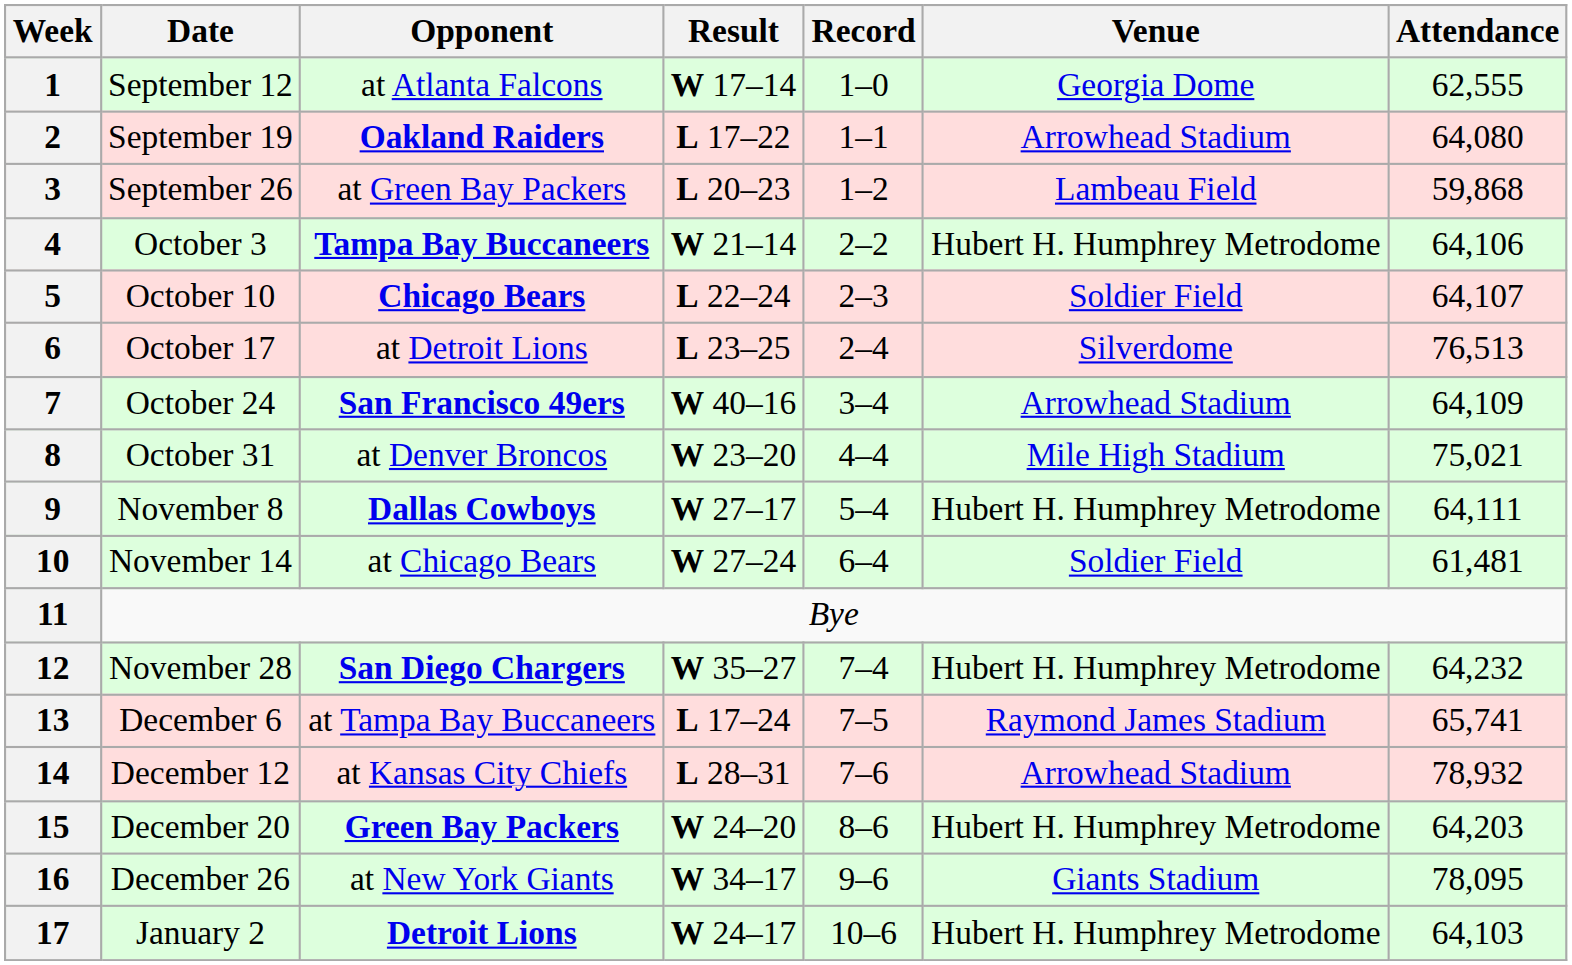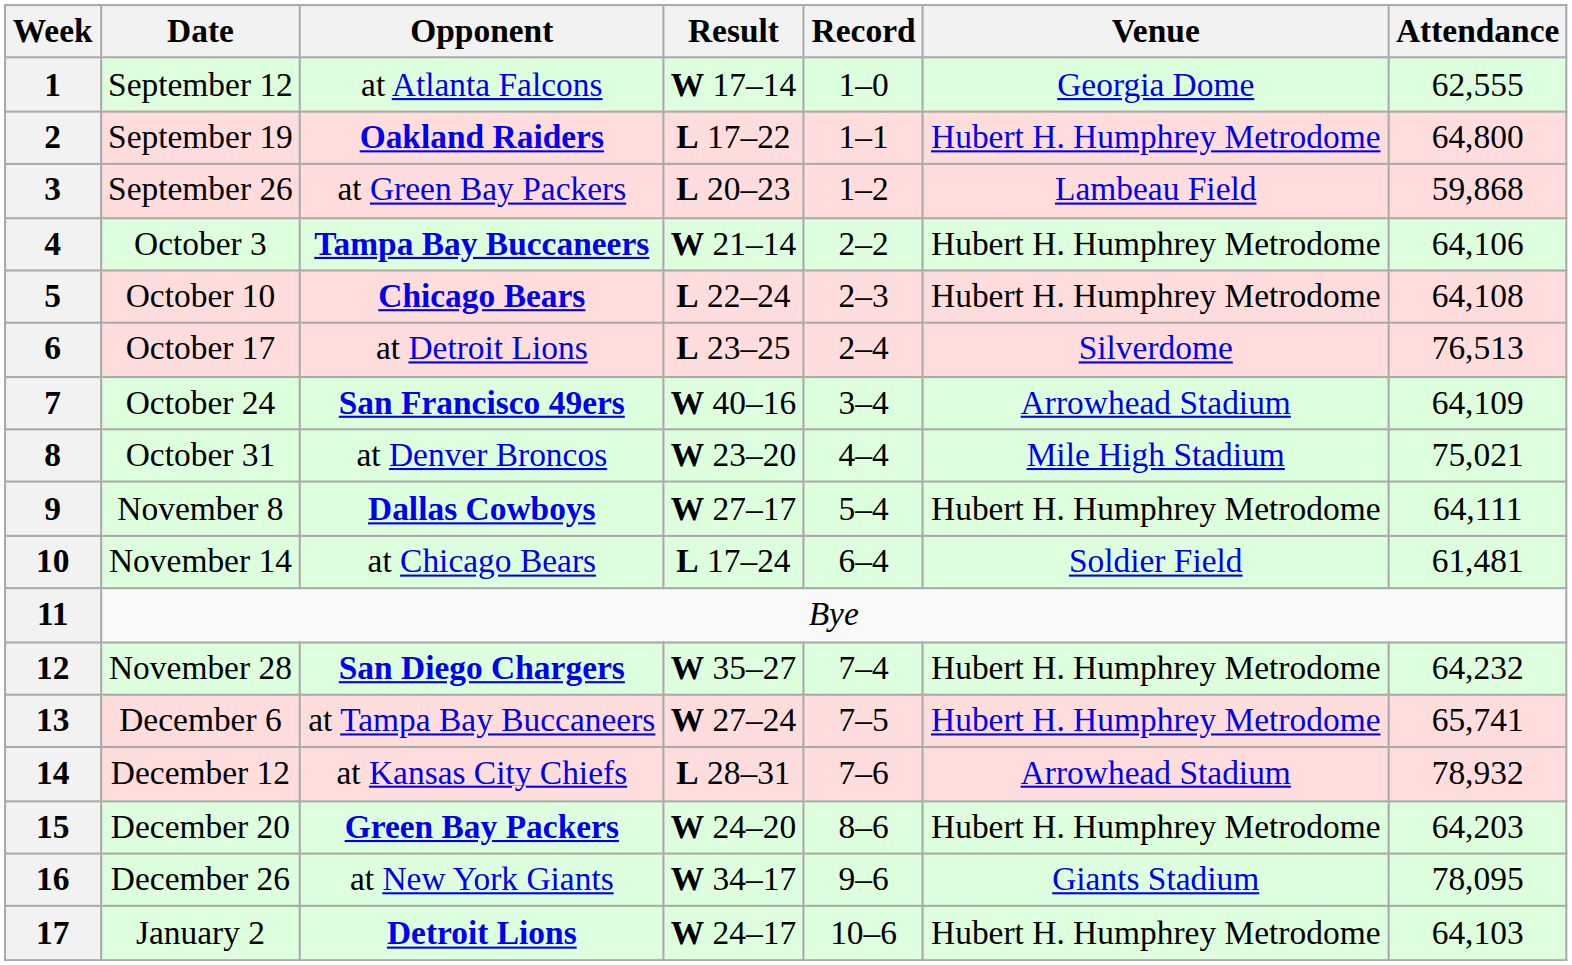(1156, 137) Arrowhead Stadium -> (1156, 137) Hubert H. Humphrey Metrodome
(1478, 137) 64,080 -> (1478, 137) 64,800
(1156, 296) Soldier Field -> (1156, 296) Hubert H. Humphrey Metrodome
(1478, 296) 64,107 -> (1478, 296) 64,108
(733, 561) W 27–24 -> (733, 561) L 17–24
(733, 720) L 17–24 -> (733, 720) W 27–24
(1156, 720) Raymond James Stadium -> (1156, 720) Hubert H. Humphrey Metrodome
